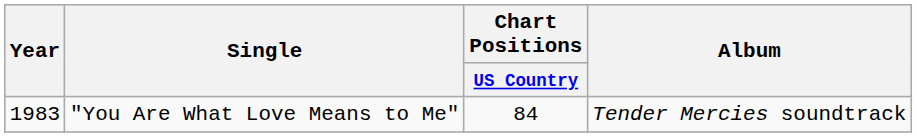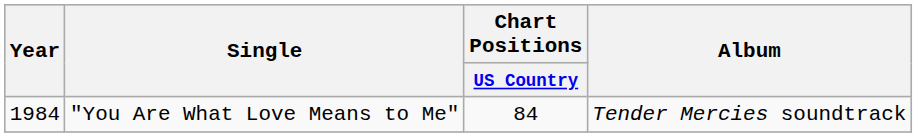(35, 114) 1983 -> (35, 114) 1984
